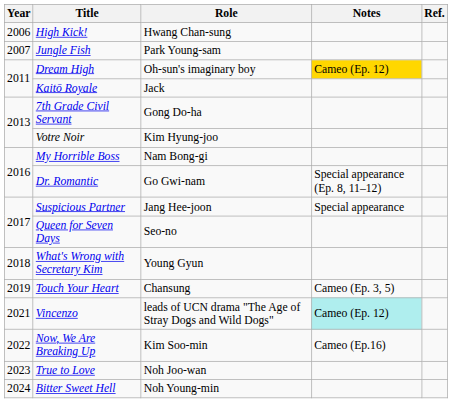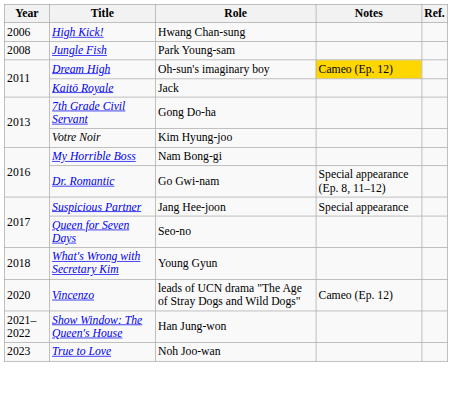(19, 50) 2007 -> (19, 50) 2008
- row: (77, 288)
(19, 313) 2021 -> (19, 295) 2020
(351, 313) paleturquoise background -> (356, 295) no background
+ row: (97, 326)
- row: (66, 345)
- row: (76, 388)
